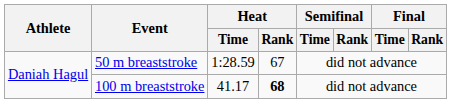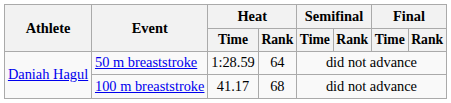(277, 62) 67 -> (277, 62) 64
(277, 86) bold -> (277, 86) normal
